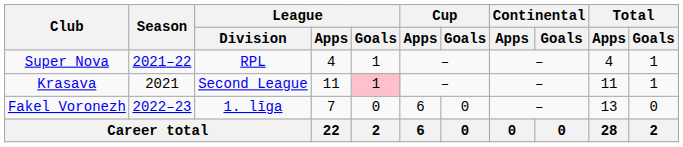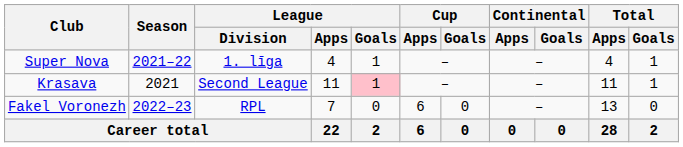(253, 62) RPL -> (253, 62) 1. līga
(253, 108) 1. līga -> (253, 108) RPL
